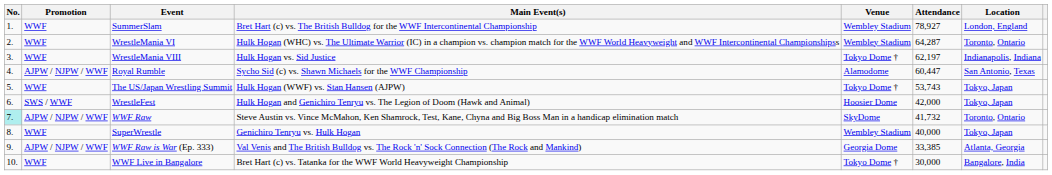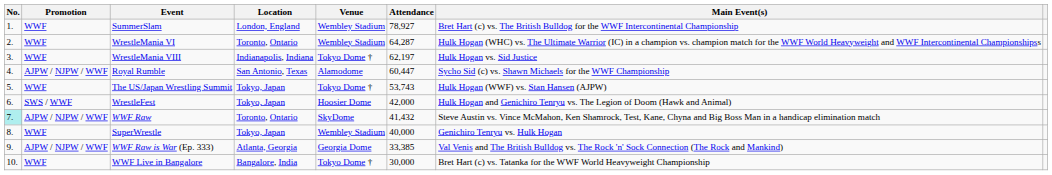columns swapped: (1002, 11) <-> (538, 11)
(928, 116) 41,732 -> (402, 116) 41,432
